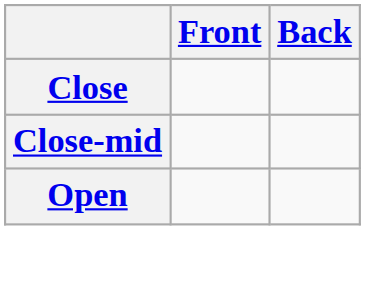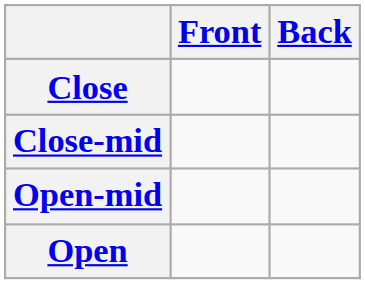+ row: (88, 195)
